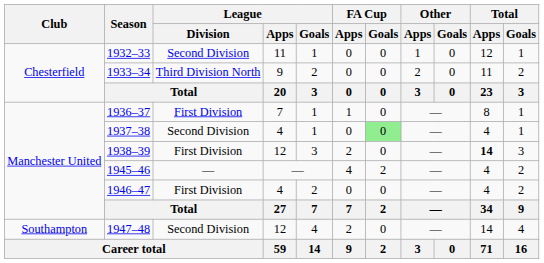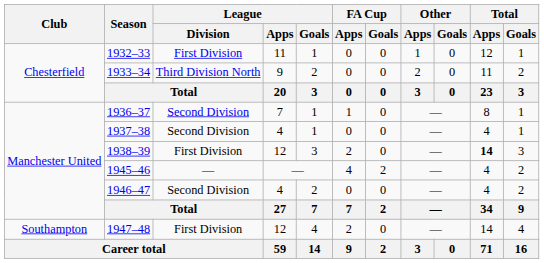(208, 53) Second Division -> (208, 53) First Division
(208, 111) First Division -> (208, 111) Second Division
(383, 131) lightgreen background -> (383, 131) no background
(208, 190) First Division -> (208, 190) Second Division
(208, 229) Second Division -> (208, 229) First Division
